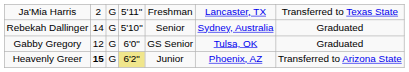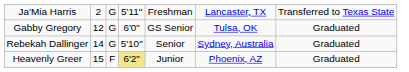rows swapped: (47, 43) <-> (47, 28)
(98, 59) bold -> (98, 59) normal
(112, 59) G -> (112, 59) F
(340, 59) Transferred to Arizona State -> (336, 59) Graduated
